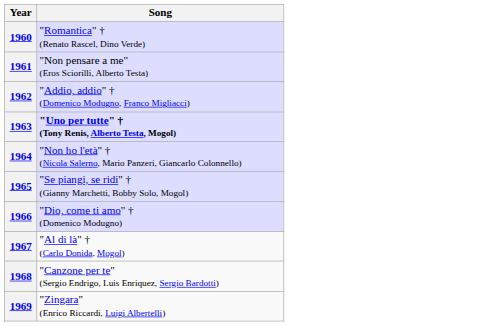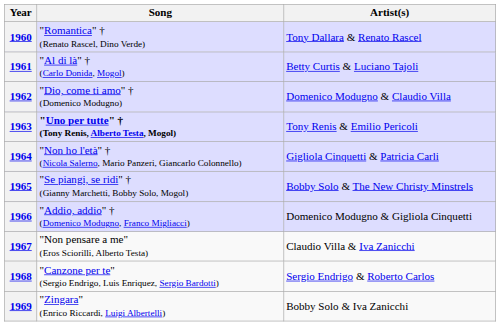+ column: (390, 13)
(94, 66) "Non pensare a me" (Eros Sciorilli, Alberto Testa) -> (82, 66) "Al di là" † (Carlo Donida, Mogol)
(115, 96) "Addio, addio" † (Domenico Modugno, Franco Migliacci) -> (87, 96) "Dio, come ti amo" † (Domenico Modugno)
(87, 216) "Dio, come ti amo" † (Domenico Modugno) -> (115, 216) "Addio, addio" † (Domenico Modugno, Franco Migliacci)
(82, 246) "Al di là" † (Carlo Donida, Mogol) -> (94, 246) "Non pensare a me" (Eros Sciorilli, Alberto Testa)
